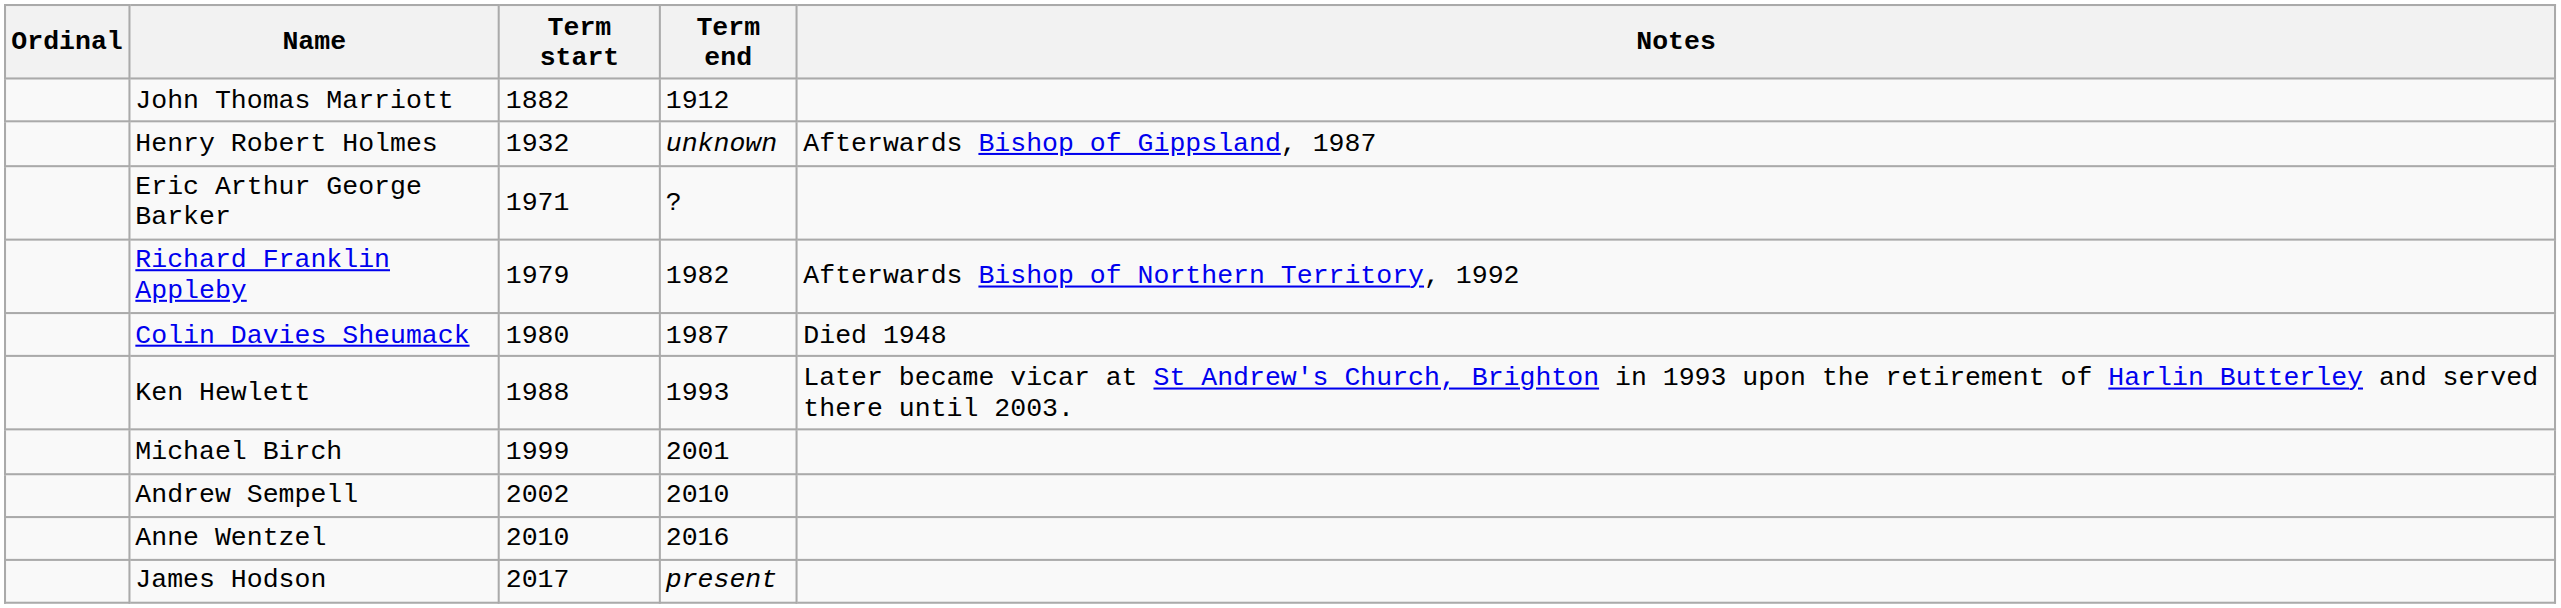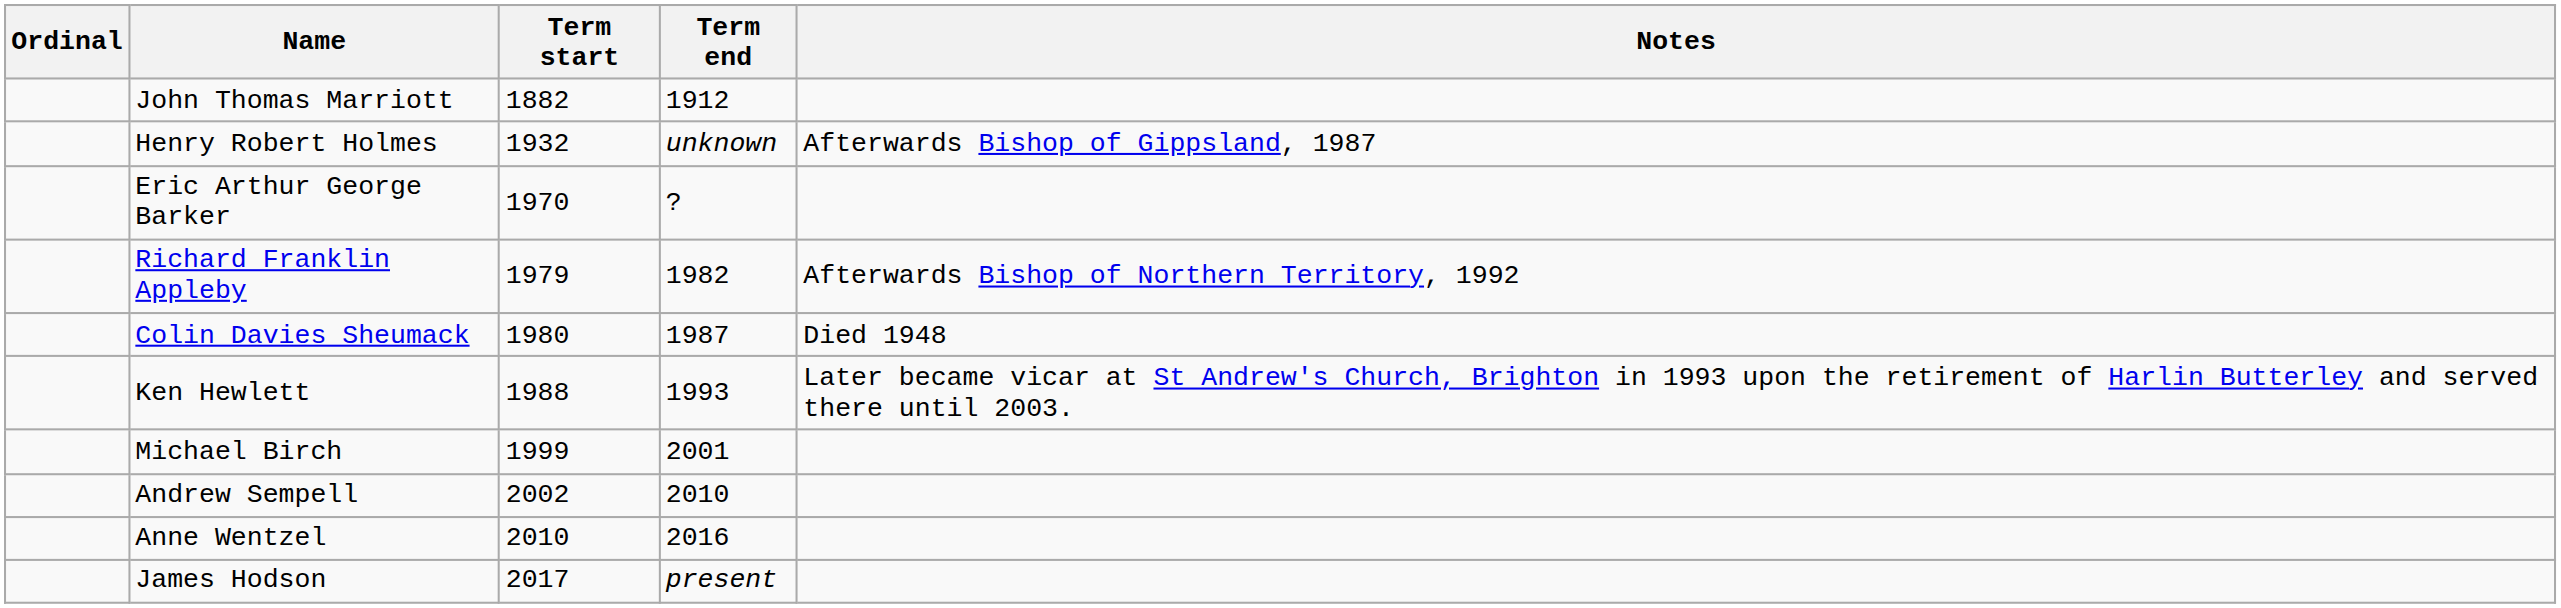(538, 202) 1971 -> (538, 202) 1970
